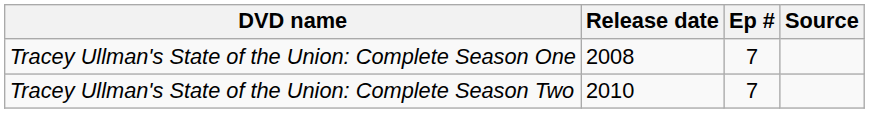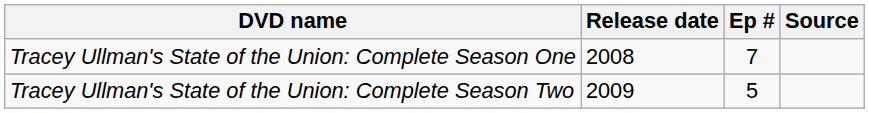(610, 90) 2010 -> (610, 90) 2009
(752, 90) 7 -> (752, 90) 5
